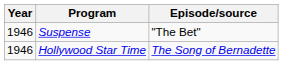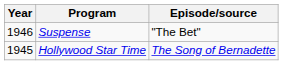(20, 50) 1946 -> (20, 50) 1945
